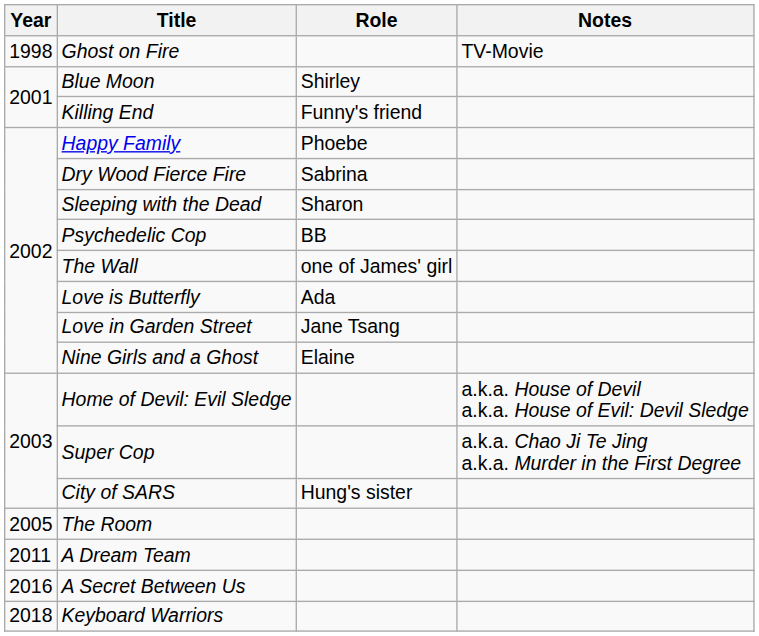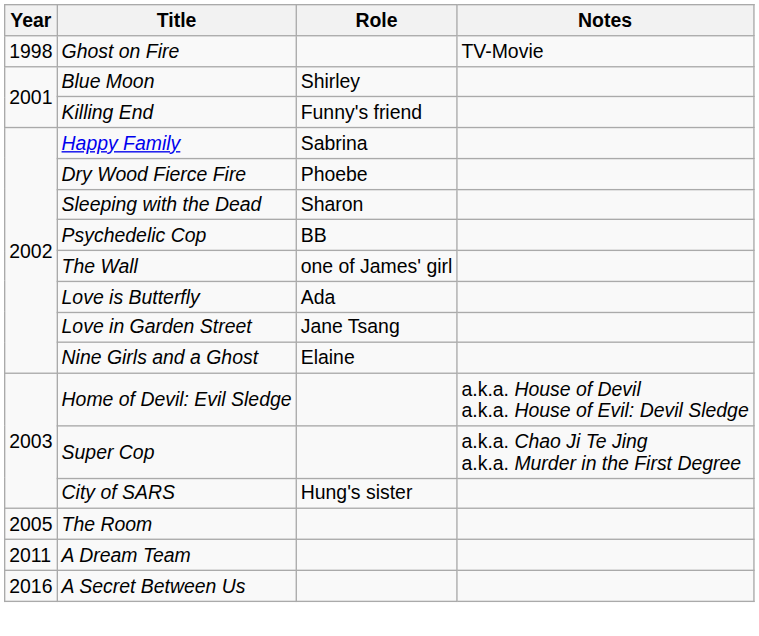(334, 143) Phoebe -> (334, 143) Sabrina
(334, 174) Sabrina -> (334, 174) Phoebe
- row: (142, 616)
